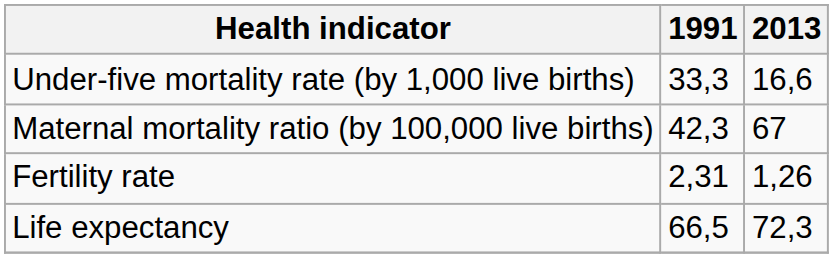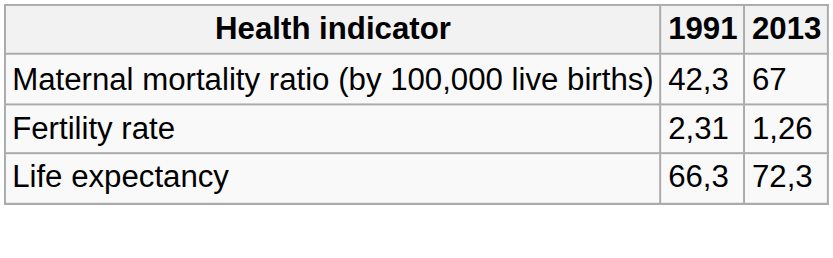- row: (323, 78)
(699, 227) 66,5 -> (699, 177) 66,3
